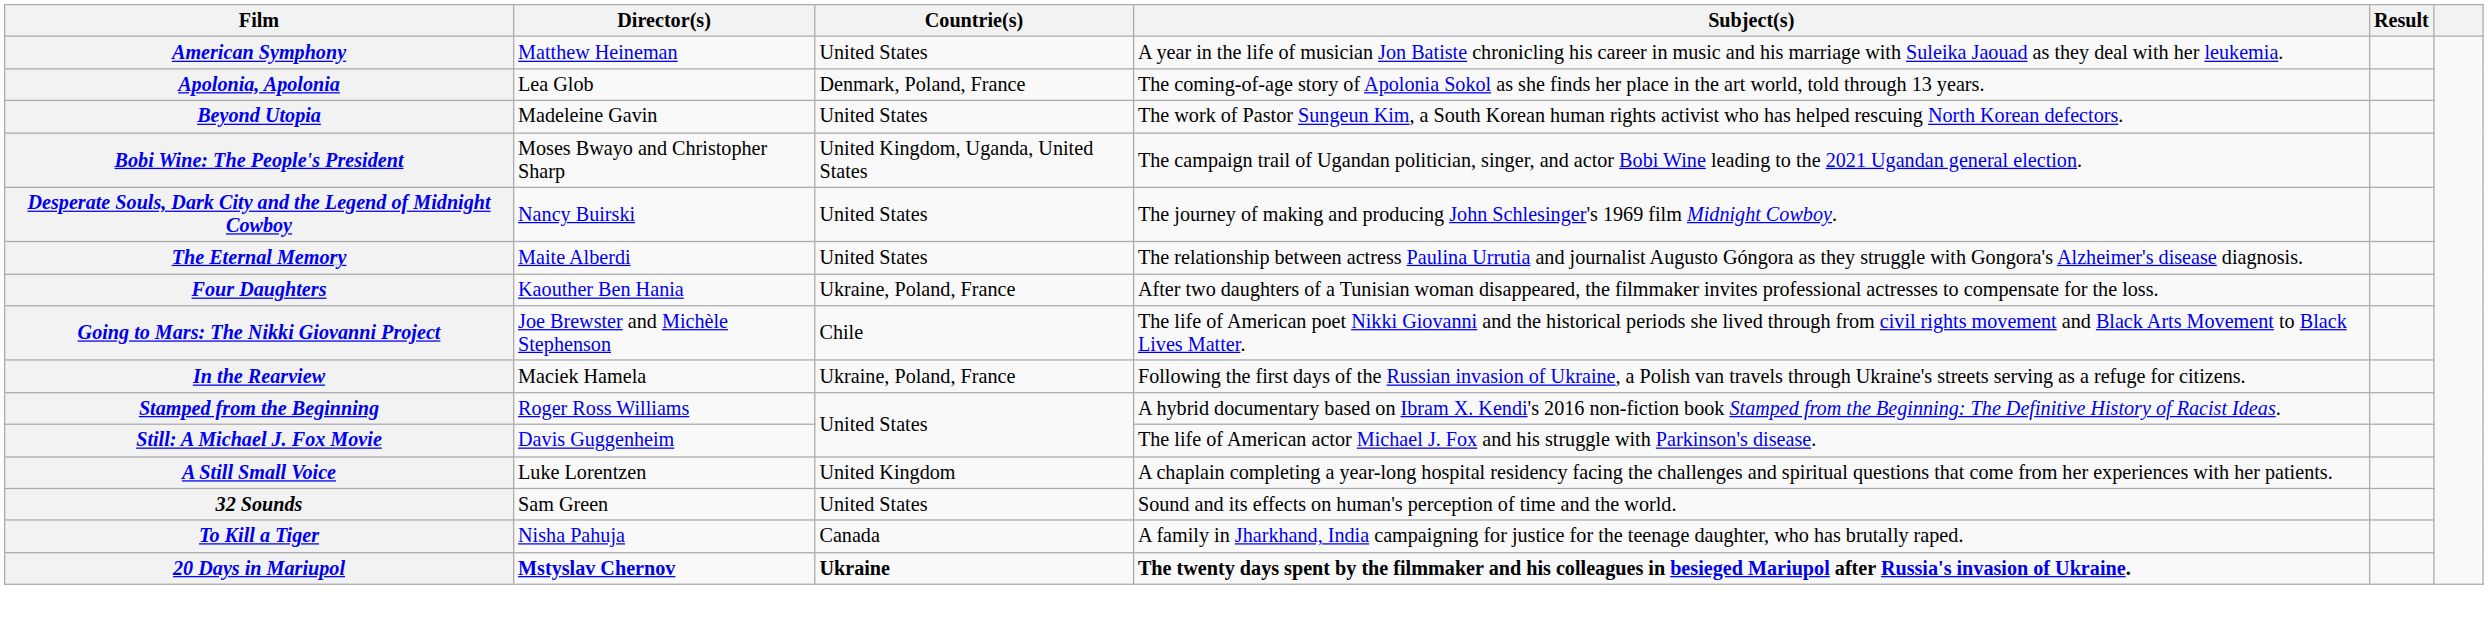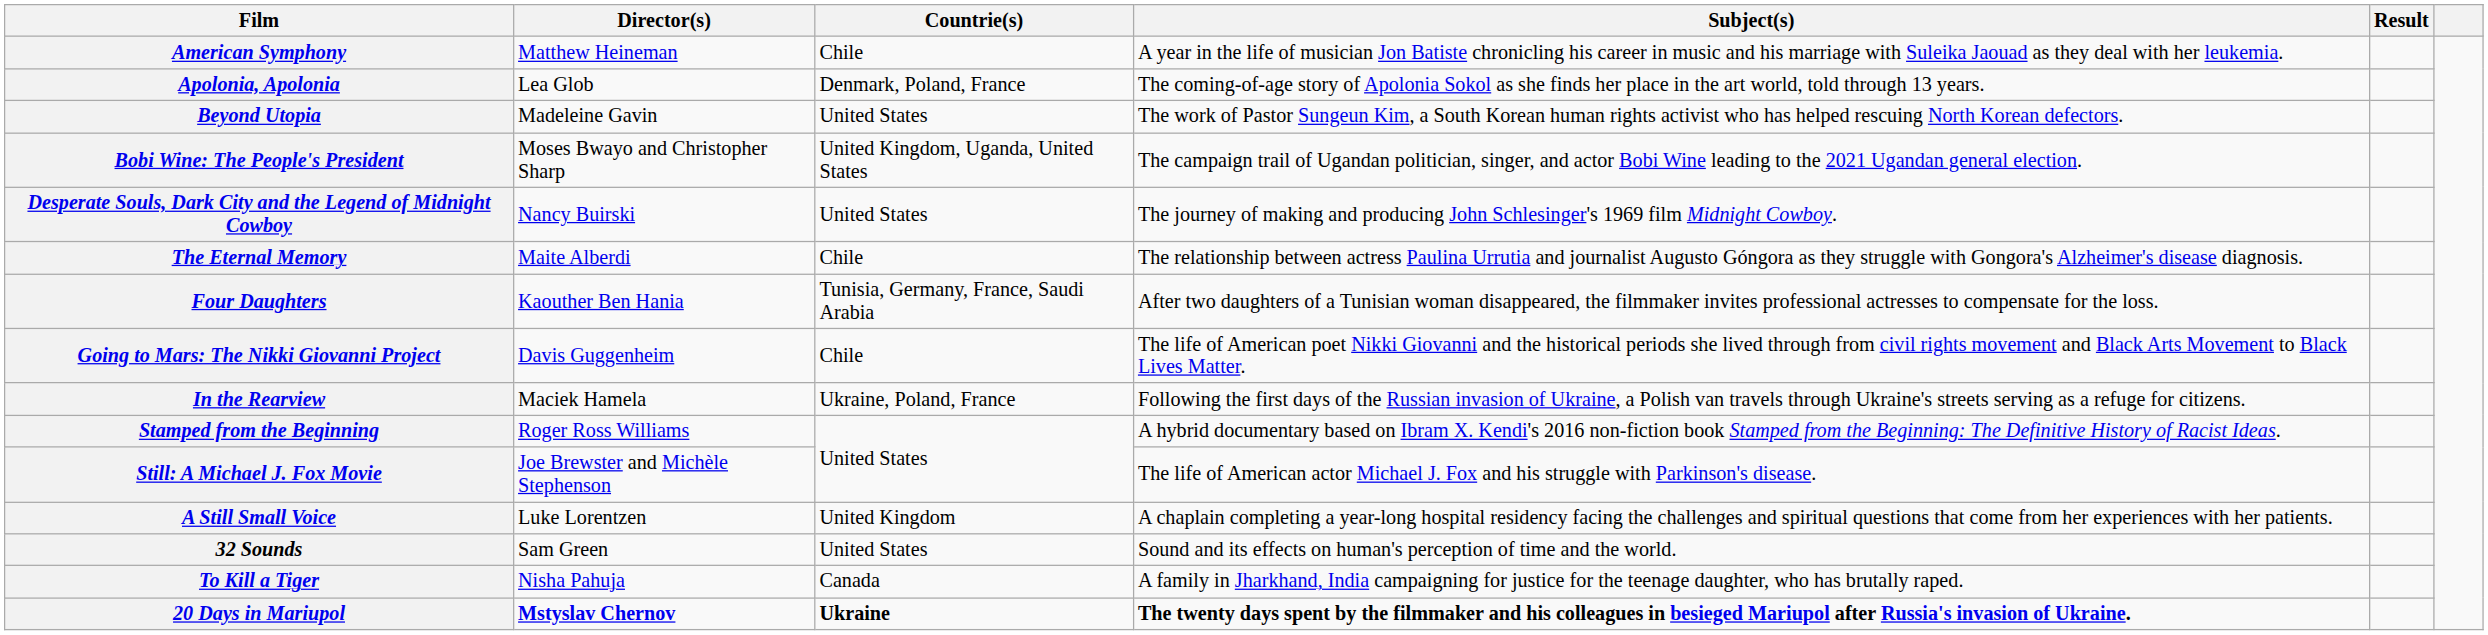(873, 52) United States -> (841, 52) Chile
(873, 257) United States -> (841, 257) Chile
(917, 289) Ukraine, Poland, France -> (952, 300) Tunisia, Germany, France, Saudi Arabia
(623, 332) Joe Brewster and Michèle Stephenson -> (596, 355) Davis Guggenheim
(596, 440) Davis Guggenheim -> (623, 474) Joe Brewster and Michèle Stephenson
